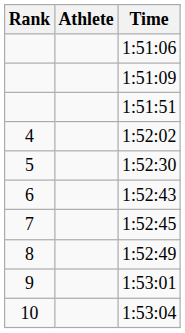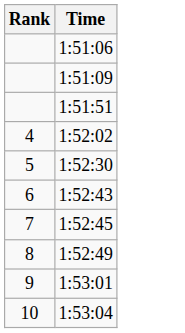- column: (86, 19)
